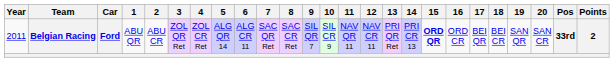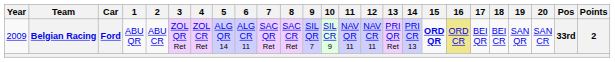(16, 36) 2011 -> (17, 36) 2009
(458, 36) no background -> (459, 36) khaki background
